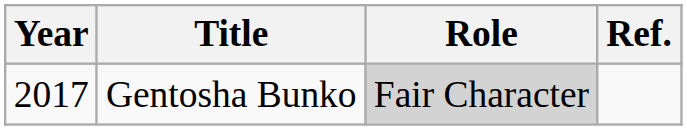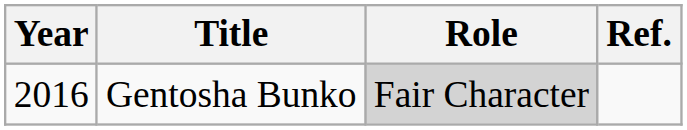(51, 93) 2017 -> (51, 93) 2016
